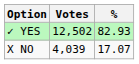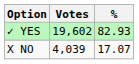(72, 31) 12,502 -> (72, 31) 19,602
